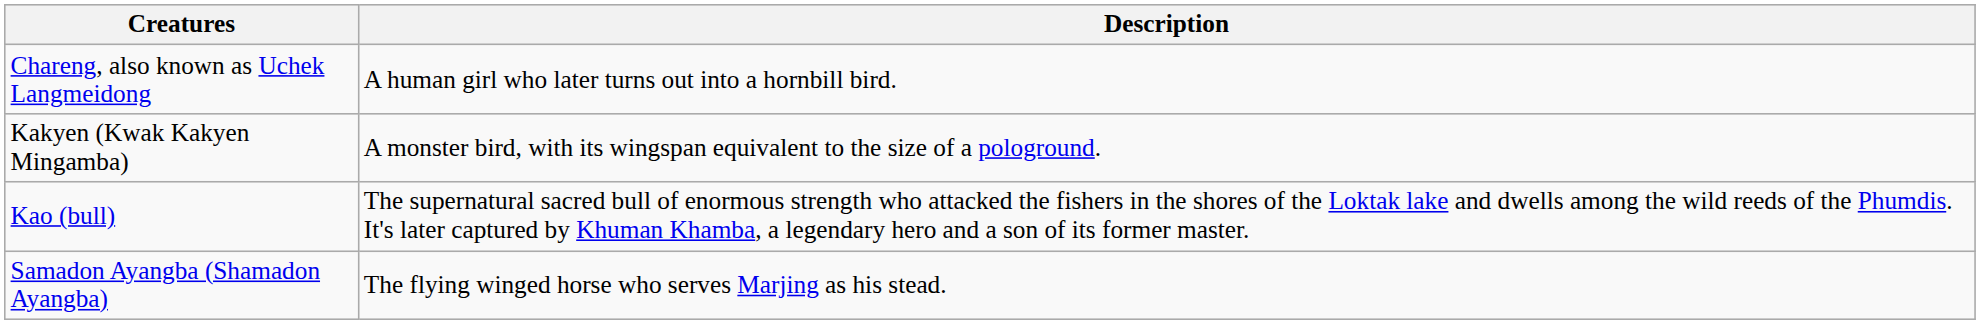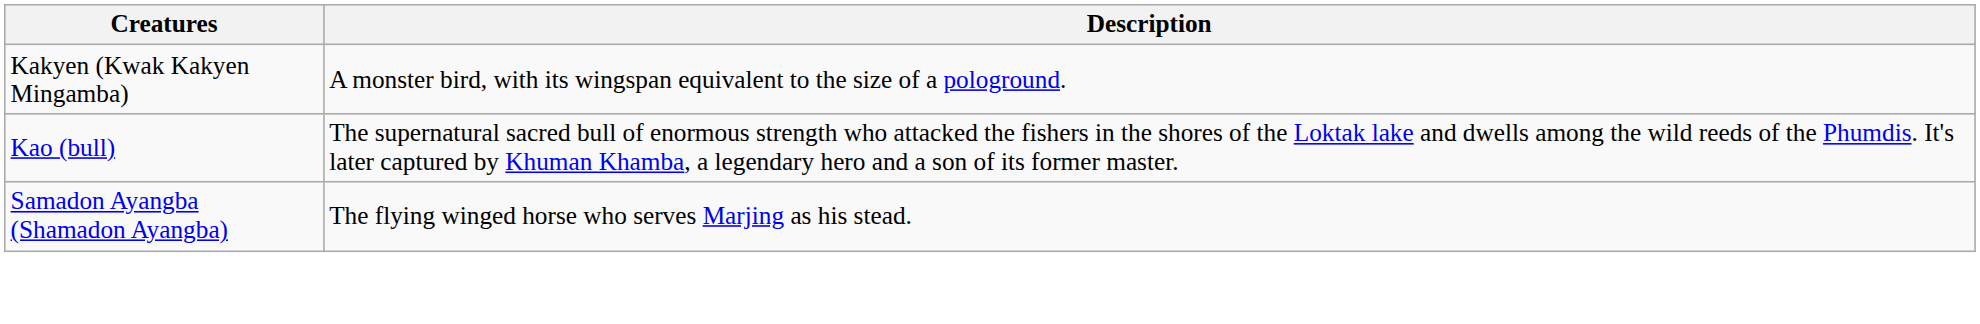- row: (168, 78)
